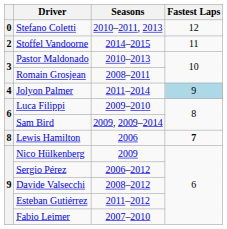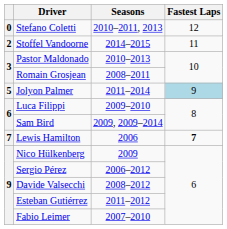(9, 91) 4 -> (9, 91) 5
(9, 138) 8 -> (9, 138) 7
